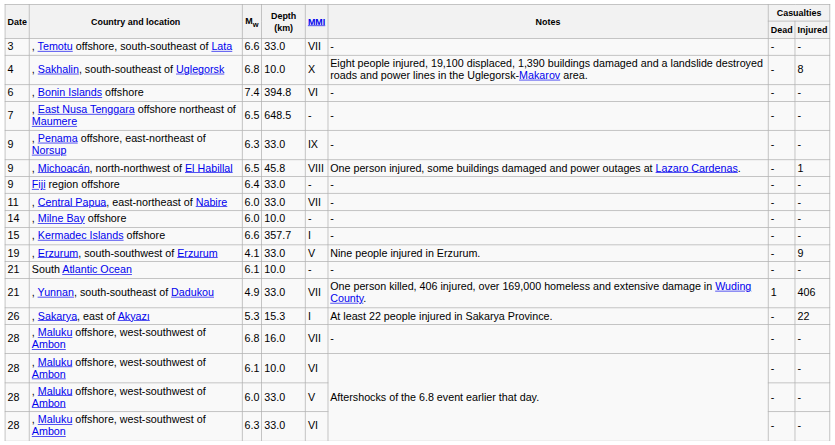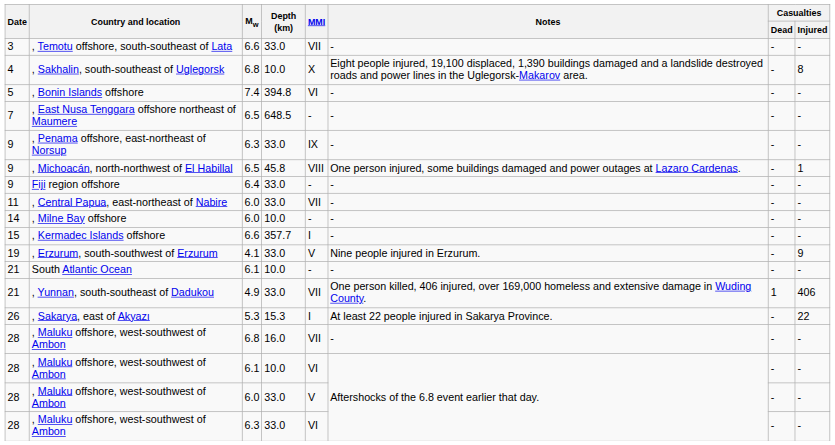(11, 93) 6 -> (11, 93) 5
